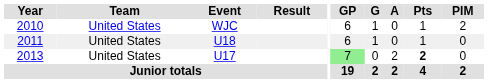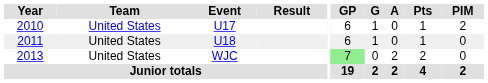(225, 26) WJC -> (225, 26) U17
(225, 56) U17 -> (225, 56) WJC
(423, 56) bold -> (423, 56) normal
